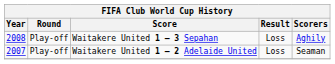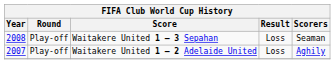(311, 38) Aghily -> (311, 38) Seaman
(311, 52) Seaman -> (311, 52) Aghily
